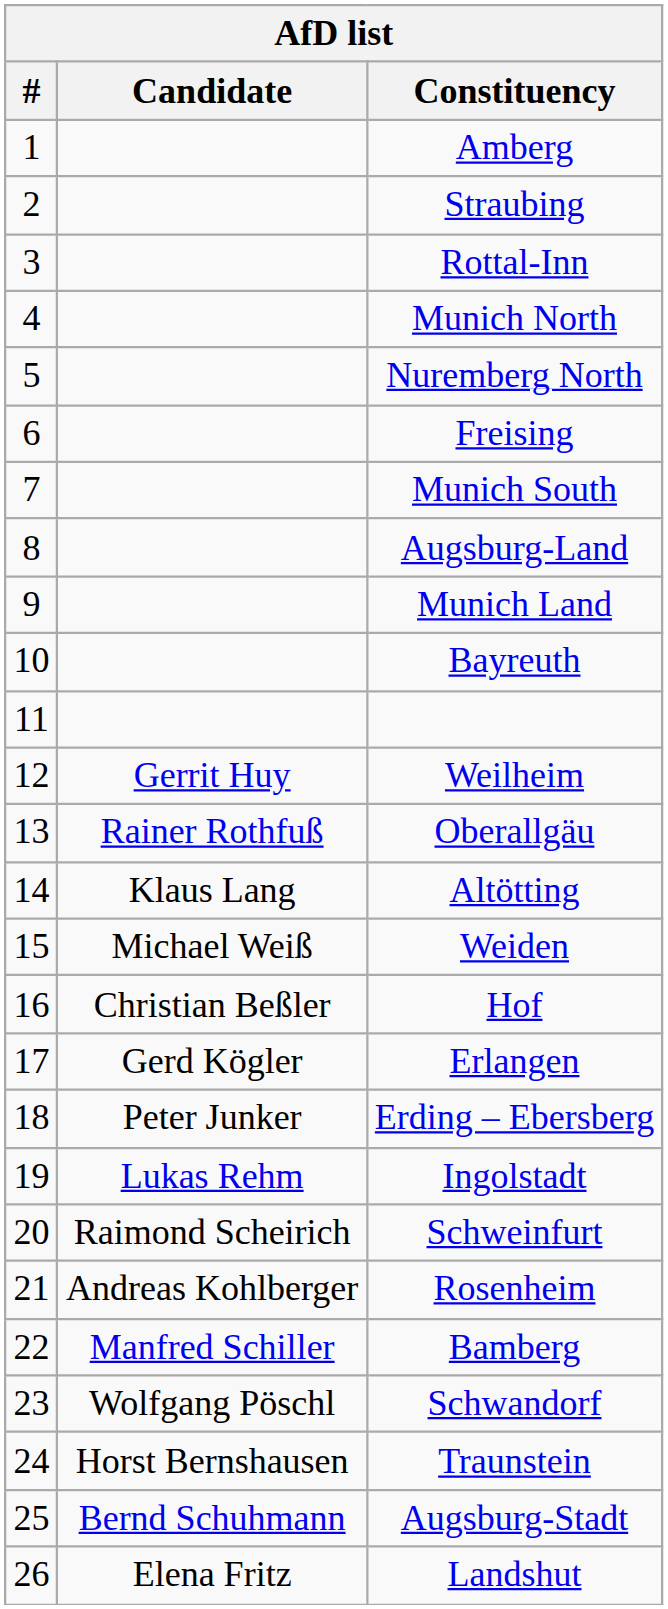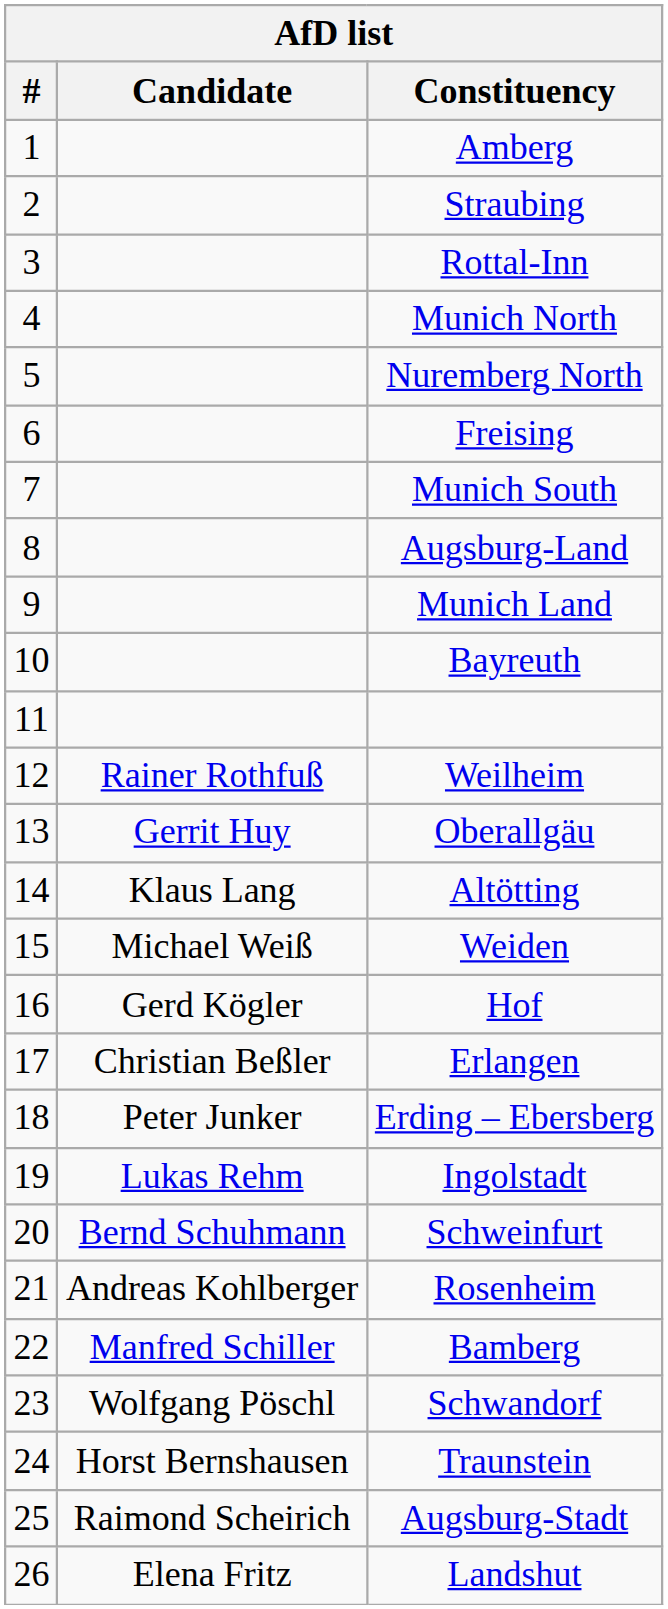(212, 775) Gerrit Huy -> (212, 775) Rainer Rothfuß
(212, 832) Rainer Rothfuß -> (212, 832) Gerrit Huy
(212, 1003) Christian Beßler -> (212, 1003) Gerd Kögler
(212, 1060) Gerd Kögler -> (212, 1060) Christian Beßler
(212, 1232) Raimond Scheirich -> (212, 1232) Bernd Schuhmann
(212, 1517) Bernd Schuhmann -> (212, 1517) Raimond Scheirich
